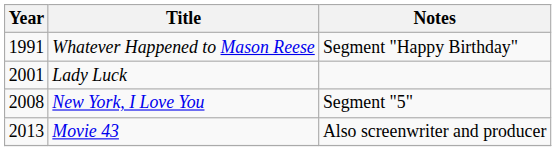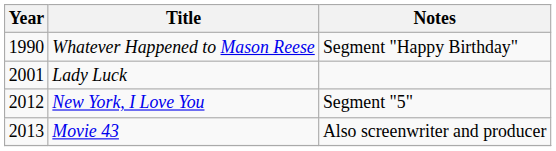(26, 46) 1991 -> (26, 46) 1990
(26, 103) 2008 -> (26, 103) 2012
